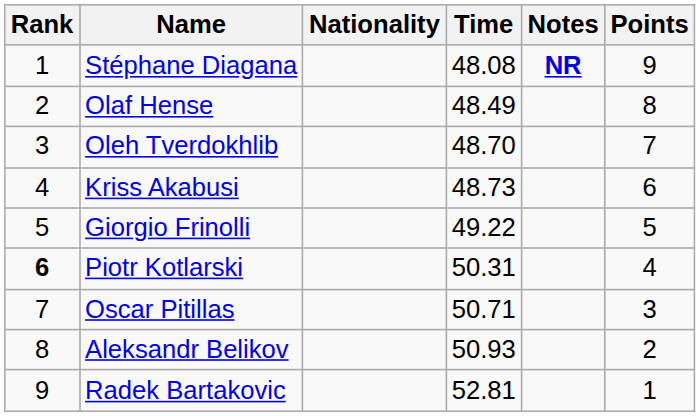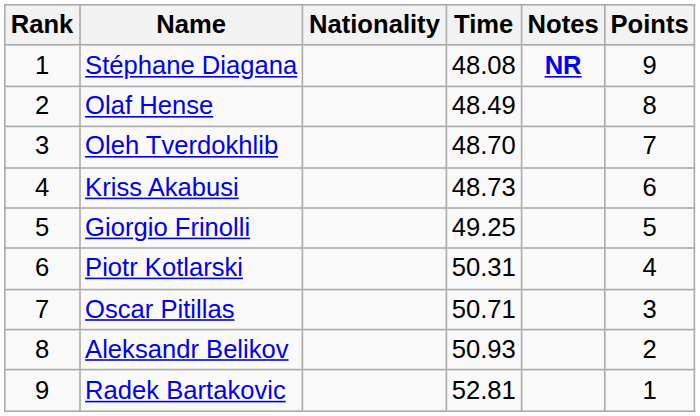(484, 227) 49.22 -> (484, 227) 49.25
(42, 268) bold -> (42, 268) normal
